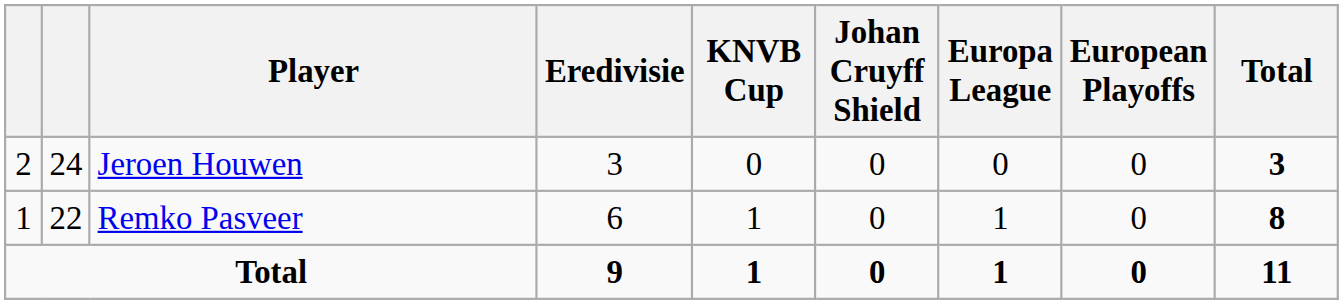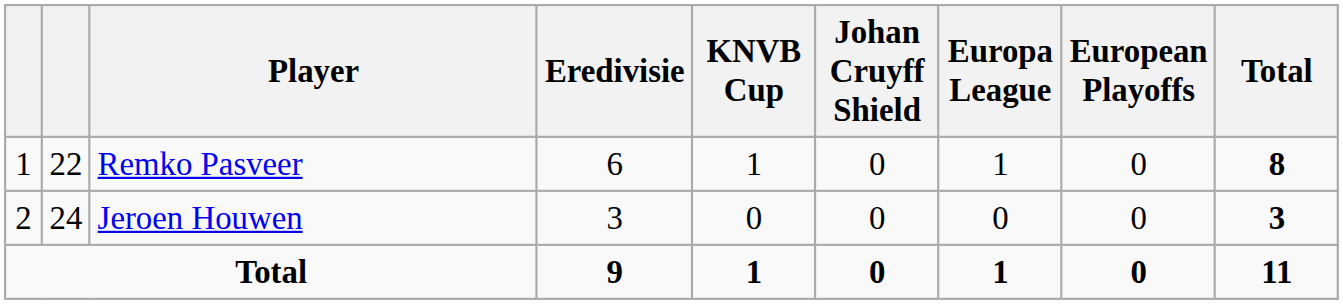rows swapped: (200, 217) <-> (200, 163)
